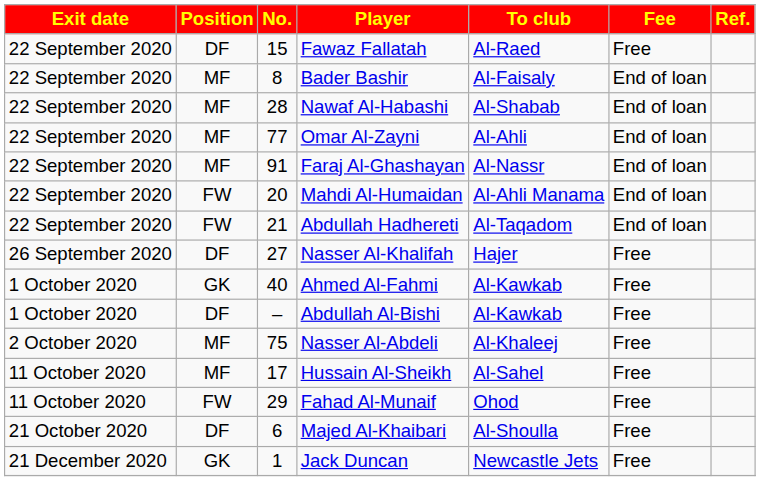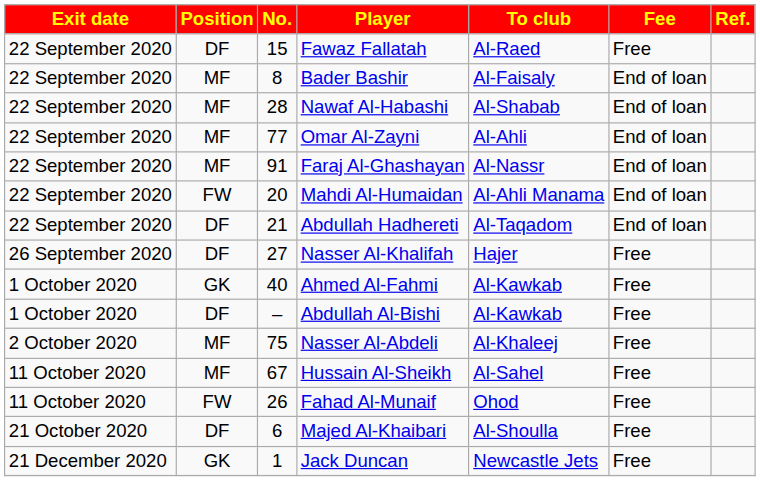(217, 225) FW -> (217, 225) DF
(277, 372) 17 -> (277, 372) 67
(277, 401) 29 -> (277, 401) 26
